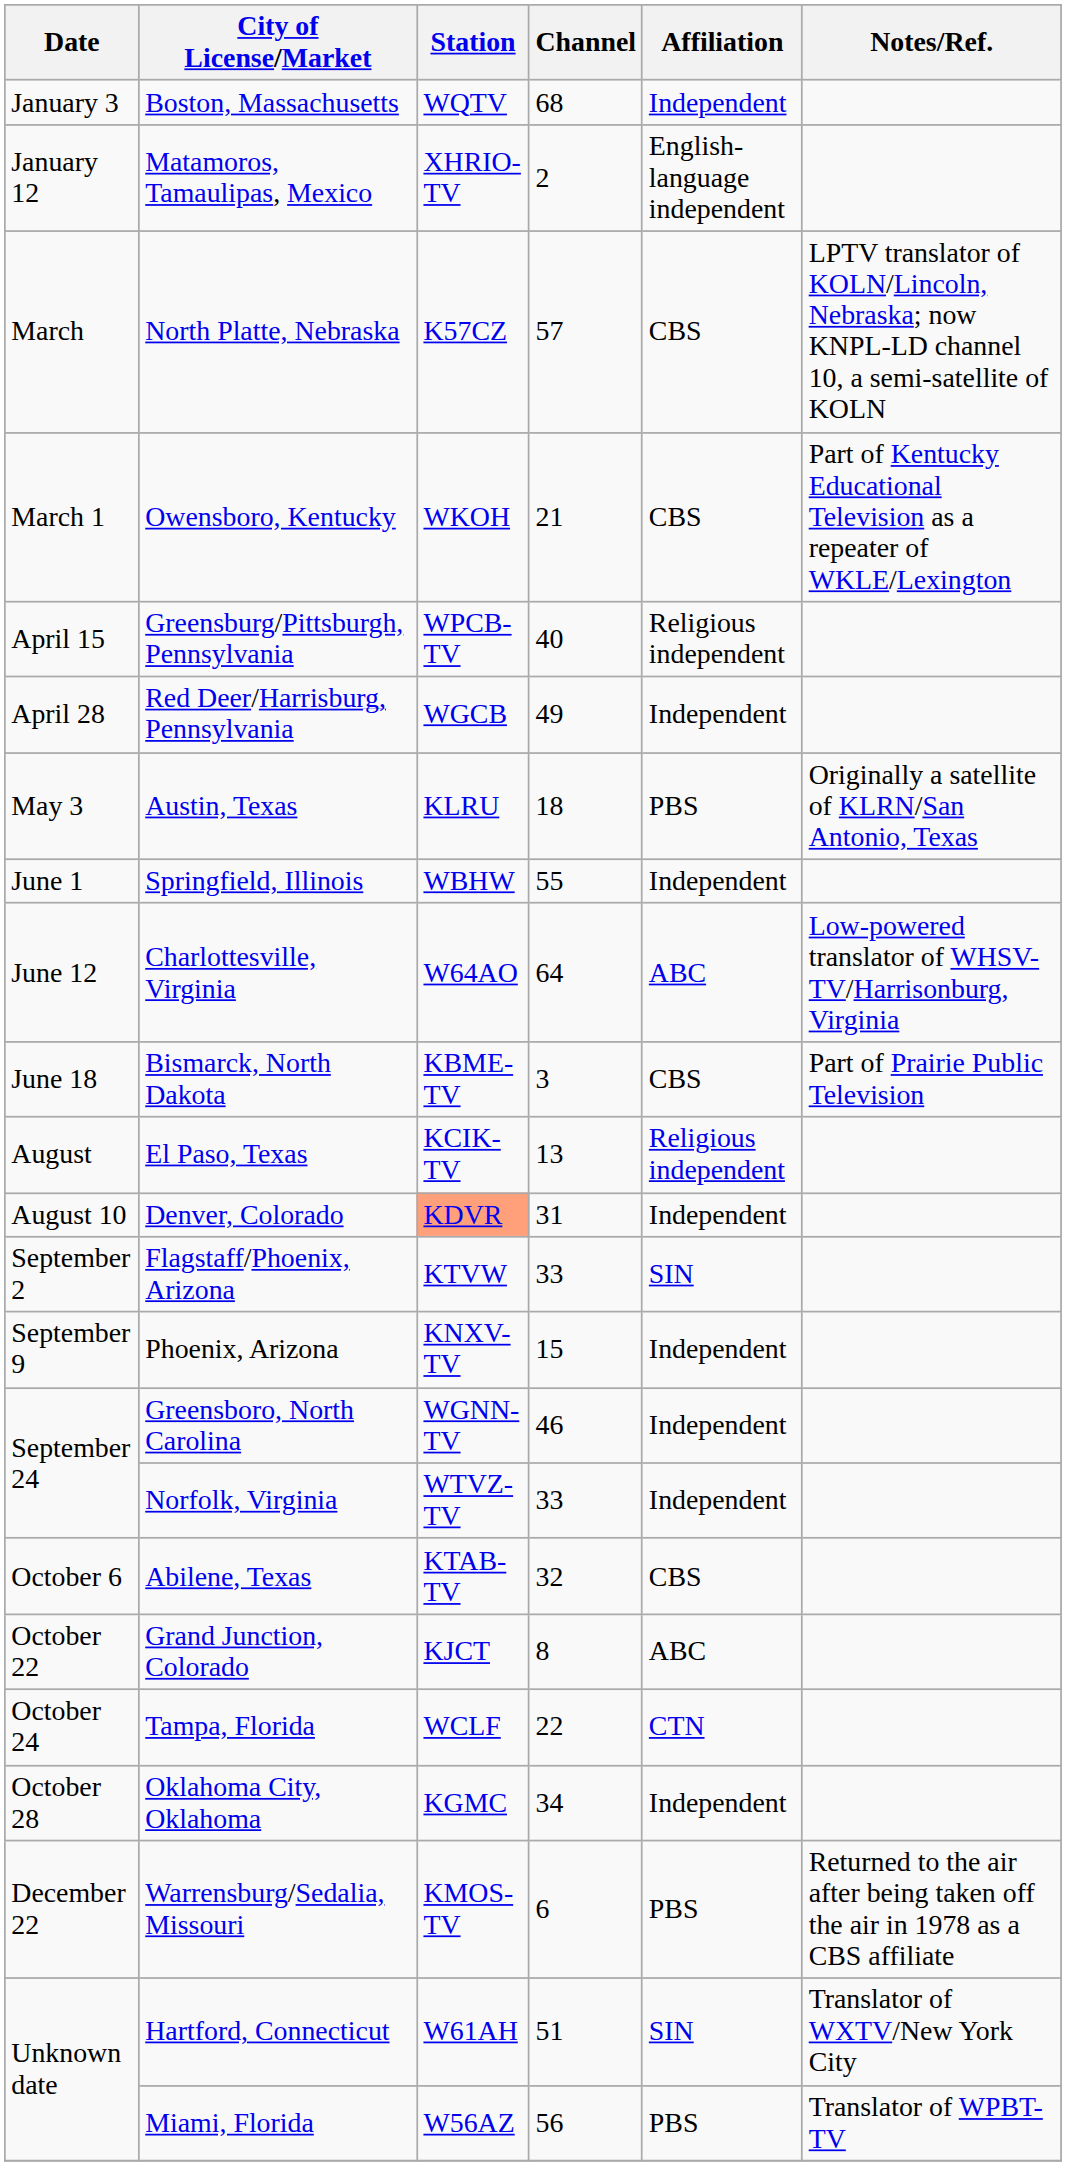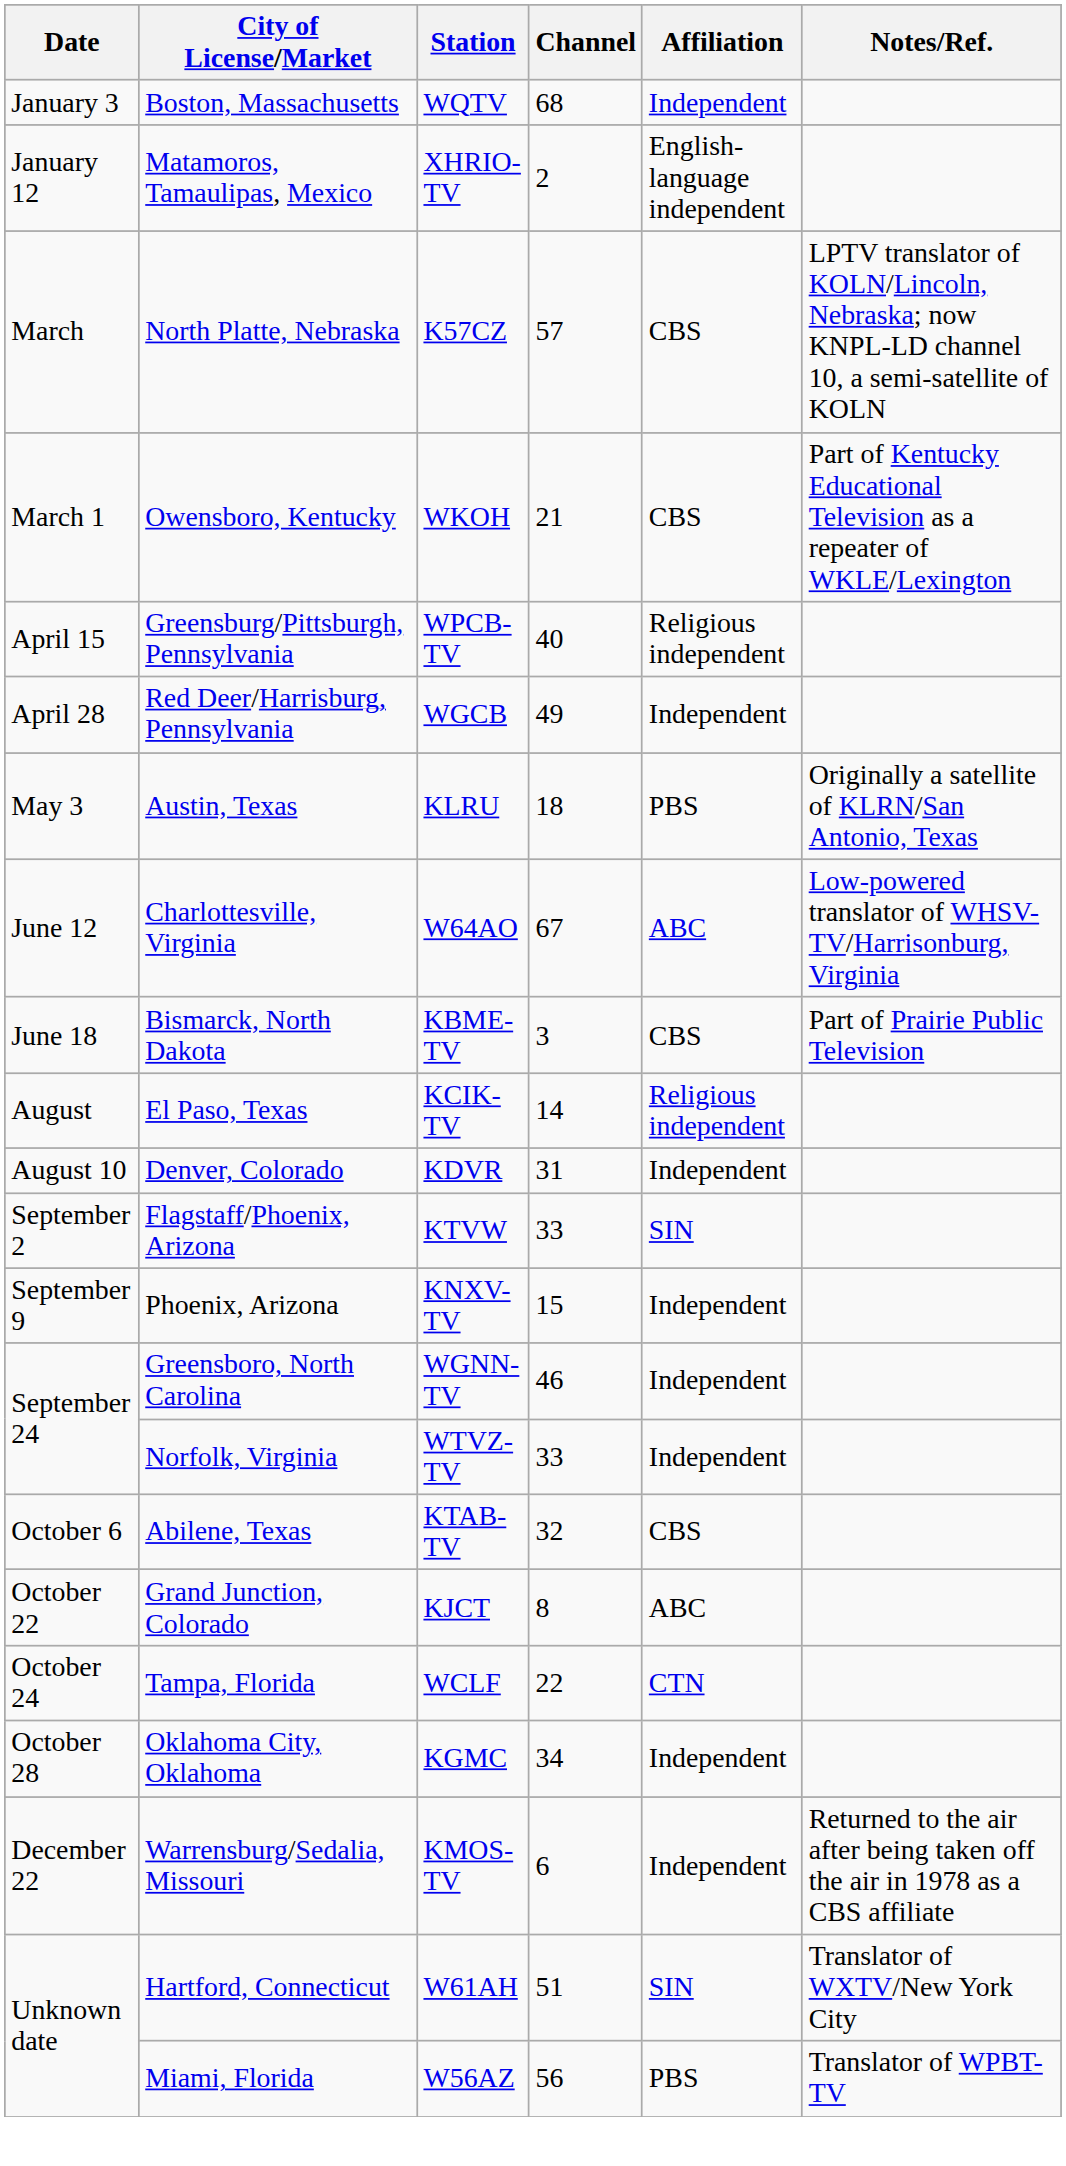- row: (254, 880)
(549, 972) 64 -> (549, 927) 67
(549, 1154) 13 -> (549, 1110) 14
(463, 1214) lightsalmon background -> (463, 1169) no background
(674, 1909) PBS -> (718, 1864) Independent
